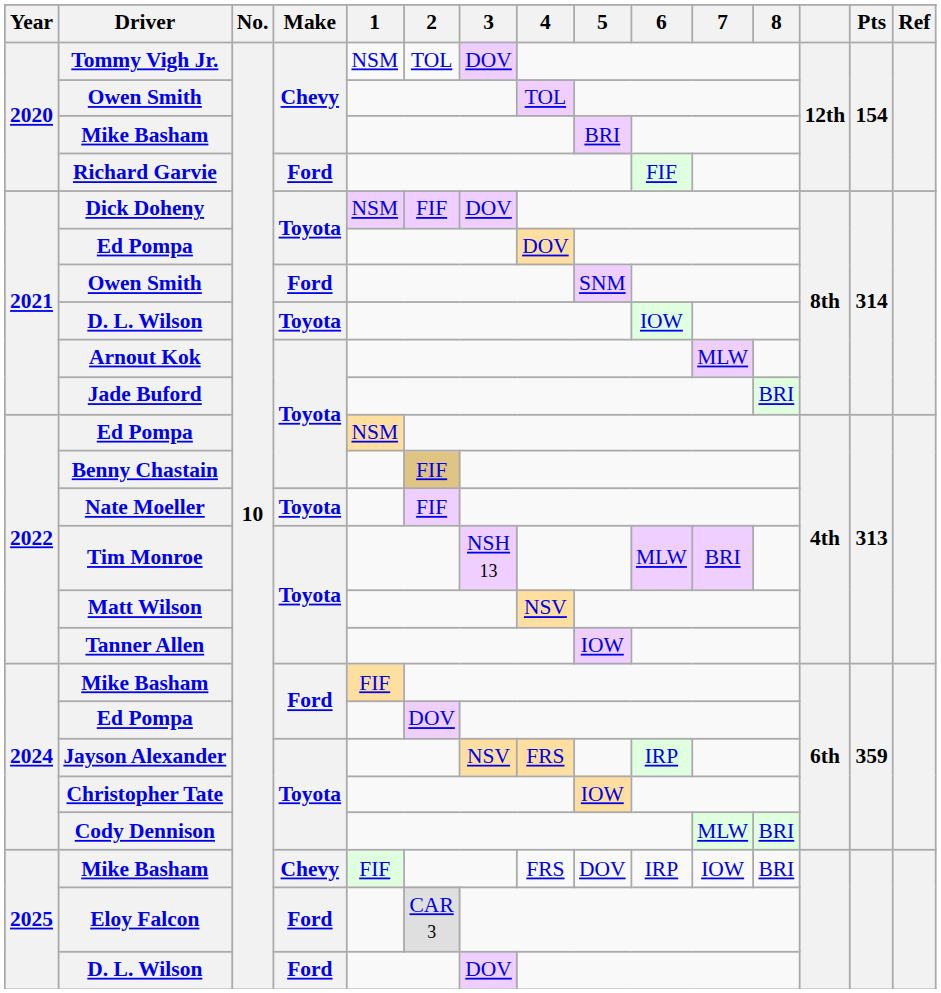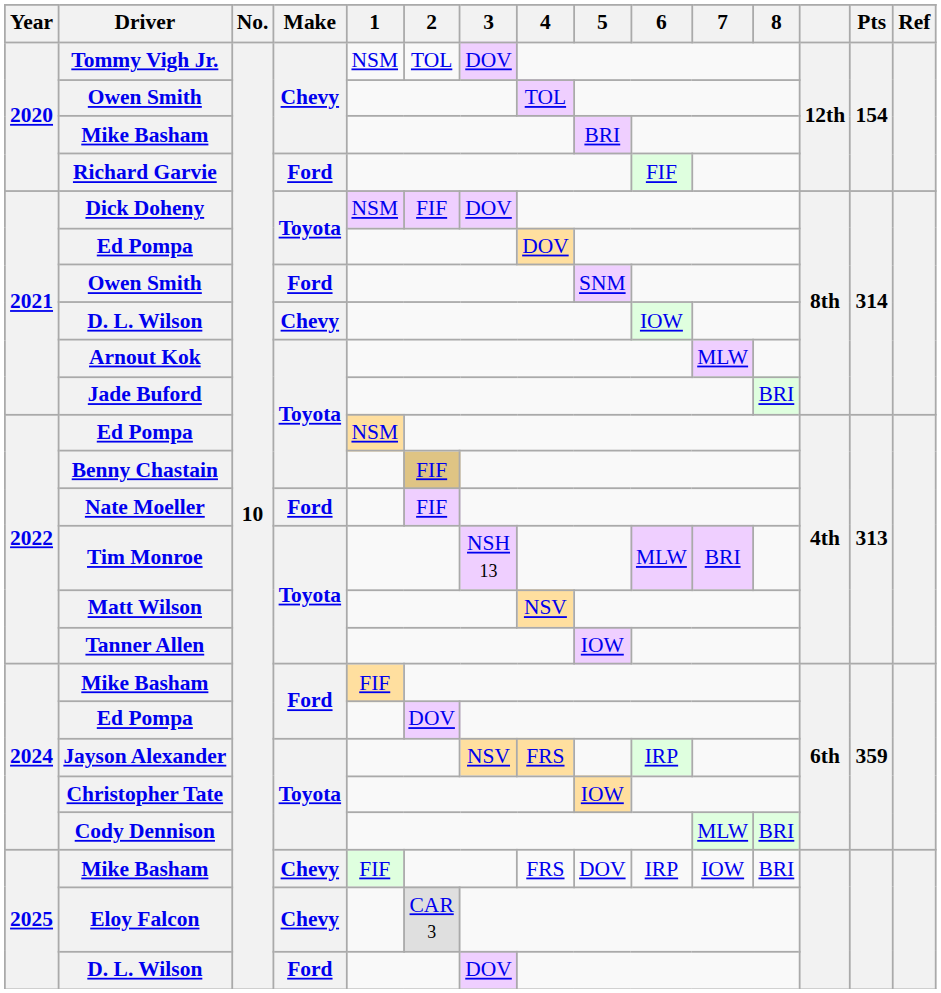(310, 320) Toyota -> (310, 320) Chevy
(310, 506) Toyota -> (310, 506) Ford
(310, 918) Ford -> (310, 918) Chevy
